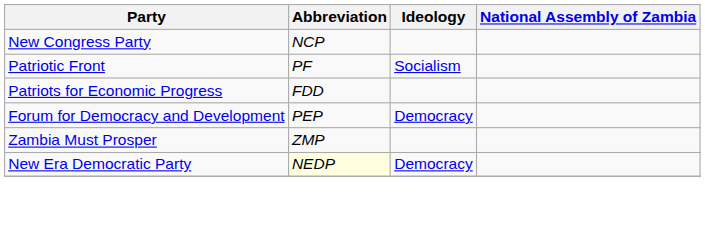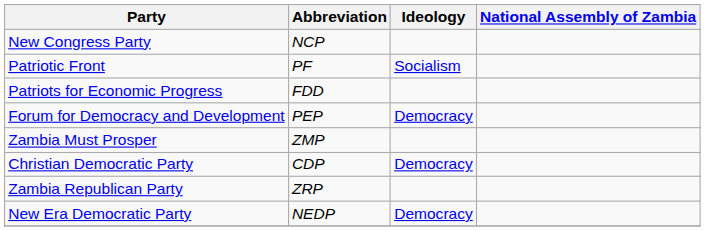+ row: (101, 165)
+ row: (95, 189)
(313, 165) lightyellow background -> (313, 214) no background
